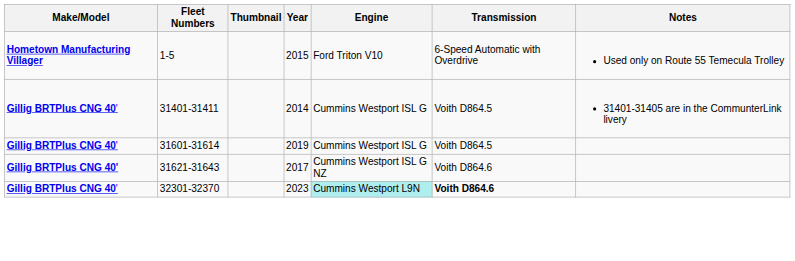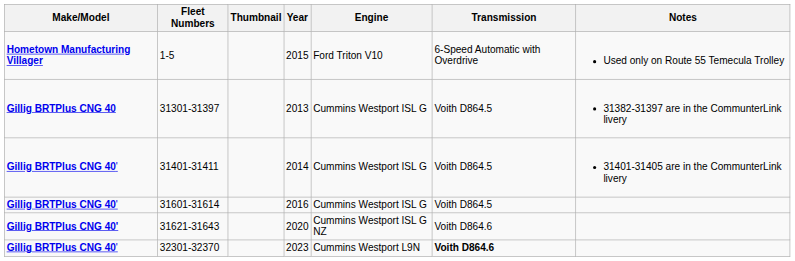+ row: (190, 108)
(297, 146) 2019 -> (297, 204) 2016
(297, 167) 2017 -> (297, 226) 2020
(367, 189) paleturquoise background -> (367, 248) no background
